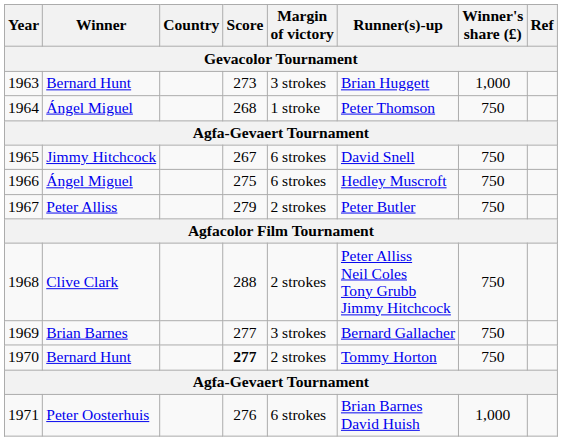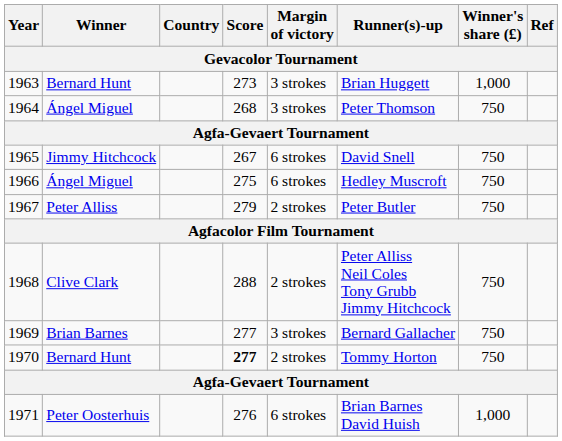(295, 108) 1 stroke -> (298, 108) 3 strokes
